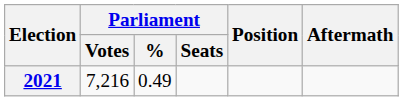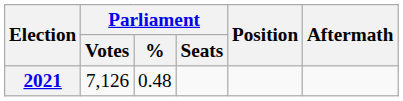(108, 80) 7,216 -> (108, 80) 7,126
(155, 80) 0.49 -> (155, 80) 0.48
